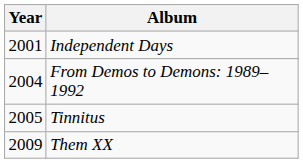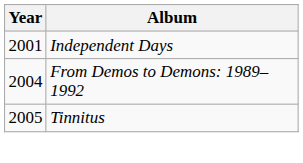- row: (82, 144)
